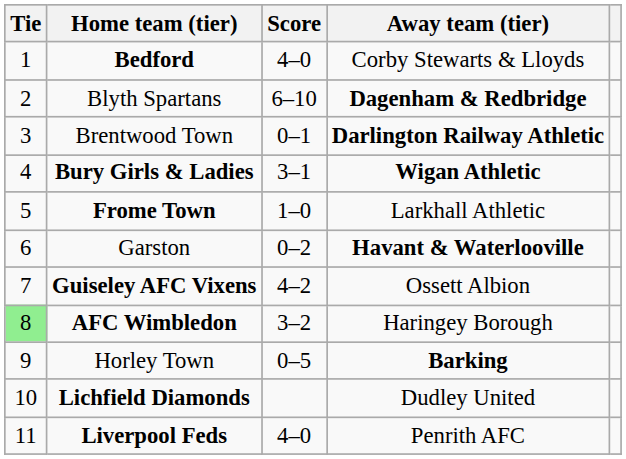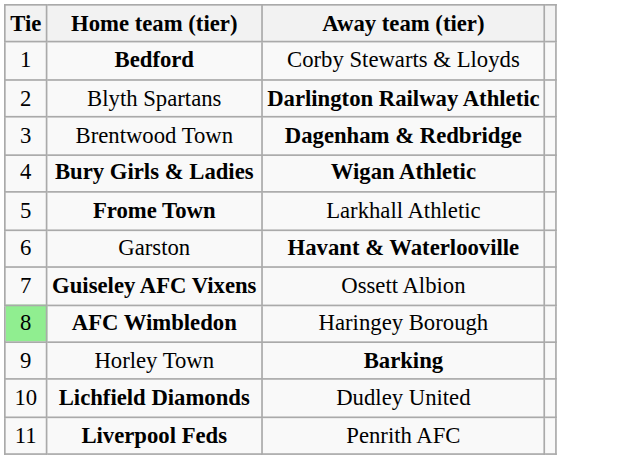- column: (294, 22)
(468, 97) Dagenham & Redbridge -> (403, 97) Darlington Railway Athletic
(468, 135) Darlington Railway Athletic -> (403, 135) Dagenham & Redbridge
